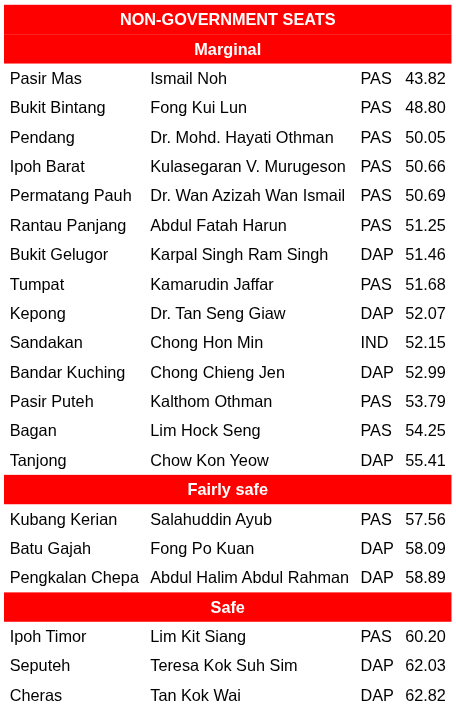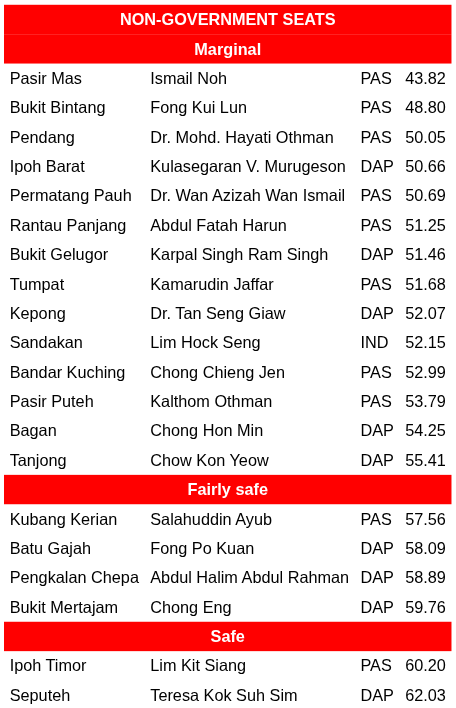(376, 166) PAS -> (377, 166) DAP
(207, 342) Chong Hon Min -> (205, 342) Lim Hock Seng
(377, 372) DAP -> (376, 372) PAS
(205, 431) Lim Hock Seng -> (207, 431) Chong Hon Min
(376, 431) PAS -> (377, 431) DAP
+ row: (64, 607)
- row: (36, 695)
